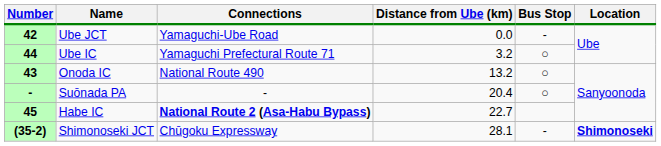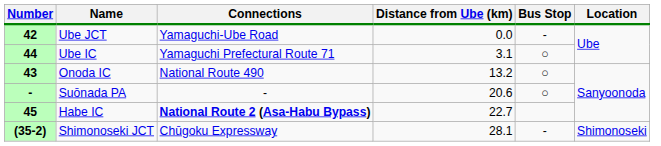(504, 54) 3.2 -> (504, 54) 3.1
(501, 92) 20.4 -> (501, 92) 20.6
(615, 131) bold -> (612, 131) normal
